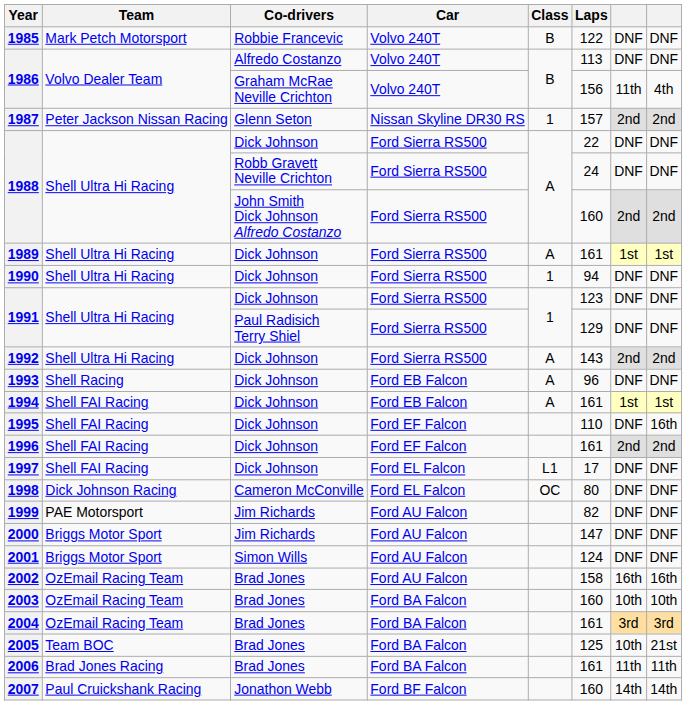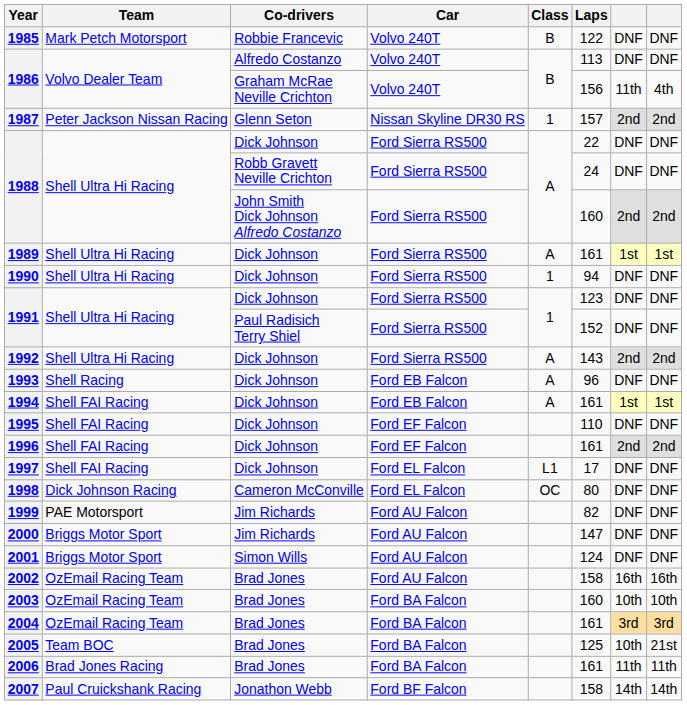(591, 328) 129 -> (591, 328) 152
(664, 425) 16th -> (664, 425) DNF
(591, 689) 160 -> (591, 689) 158
